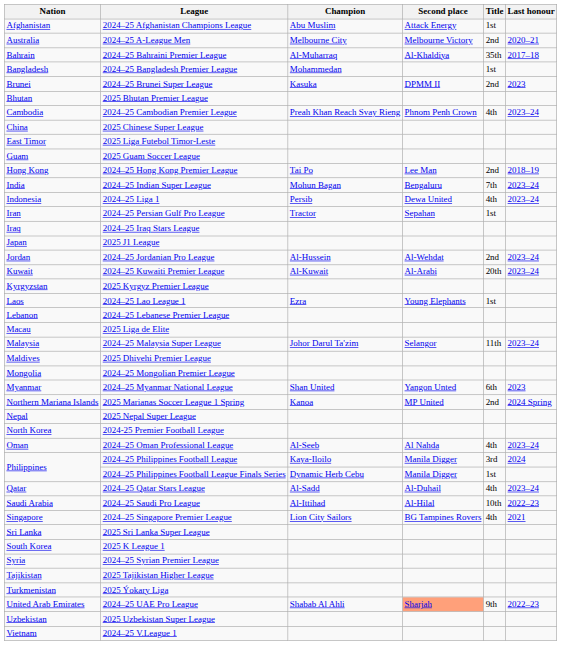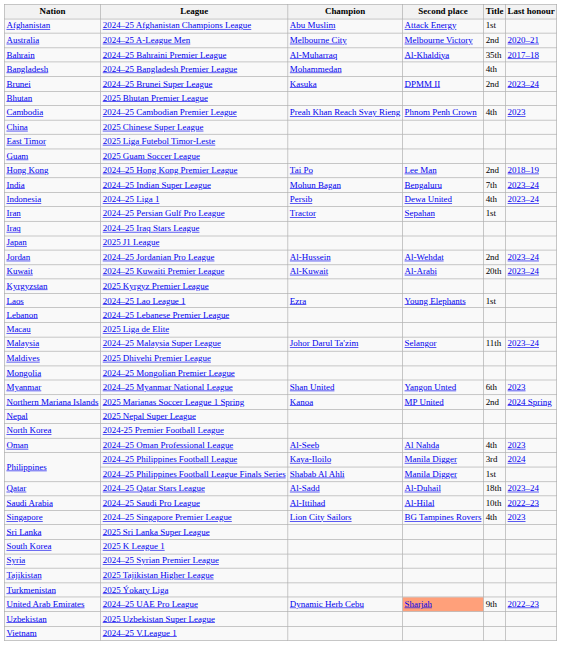(491, 69) 1st -> (491, 69) 4th
(517, 84) 2023 -> (523, 84) 2023–24
(523, 112) 2023–24 -> (517, 112) 2023
(523, 445) 2023–24 -> (517, 445) 2023
(327, 474) Dynamic Herb Cebu -> (317, 474) Shabab Al Ahli
(491, 488) 4th -> (494, 488) 18th
(517, 517) 2021 -> (517, 517) 2023
(317, 604) Shabab Al Ahli -> (327, 604) Dynamic Herb Cebu
